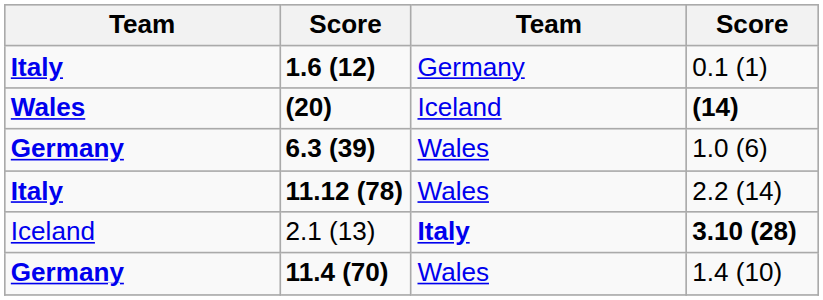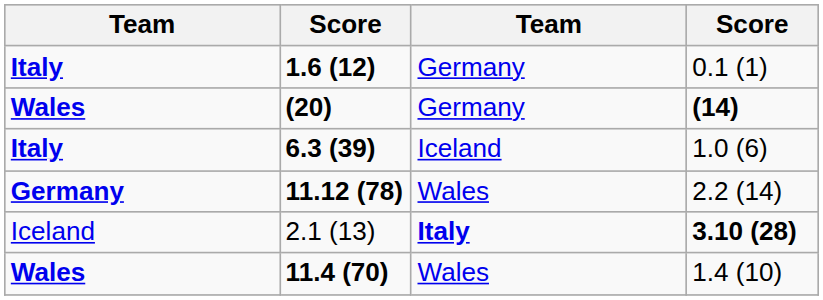(460, 107) Iceland -> (471, 107) Germany
(67, 149) Germany -> (37, 149) Italy
(453, 149) Wales -> (460, 149) Iceland
(37, 190) Italy -> (67, 190) Germany
(67, 273) Germany -> (48, 273) Wales
